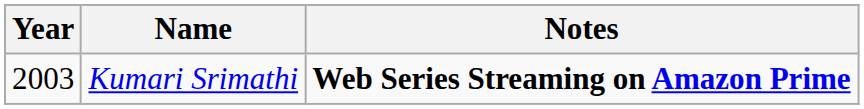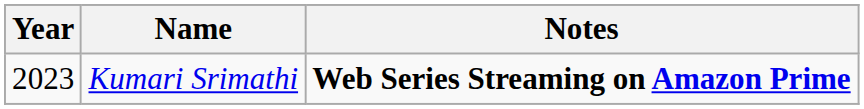(43, 78) 2003 -> (43, 78) 2023
